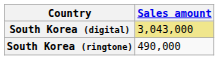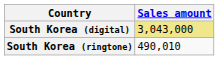(159, 46) 490,000 -> (159, 46) 490,010
